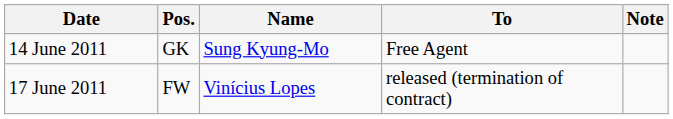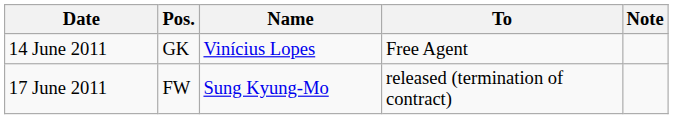(266, 48) Sung Kyung-Mo -> (259, 48) Vinícius Lopes
(259, 88) Vinícius Lopes -> (266, 88) Sung Kyung-Mo
